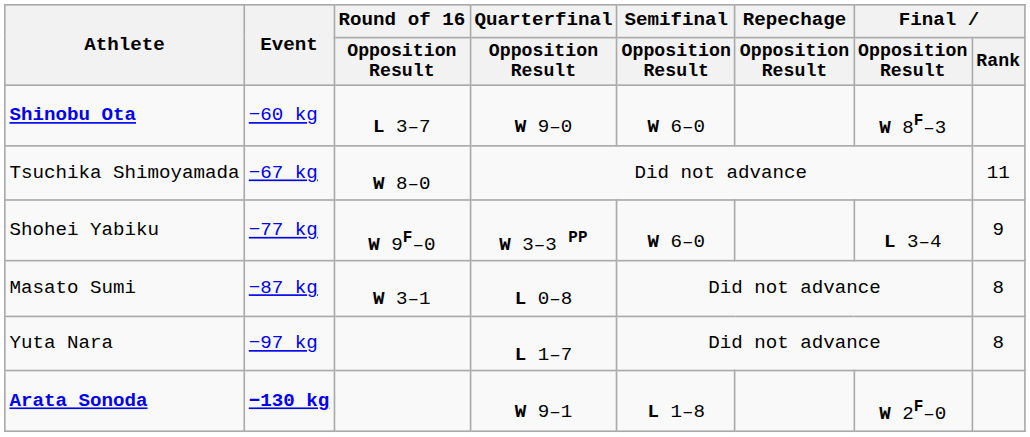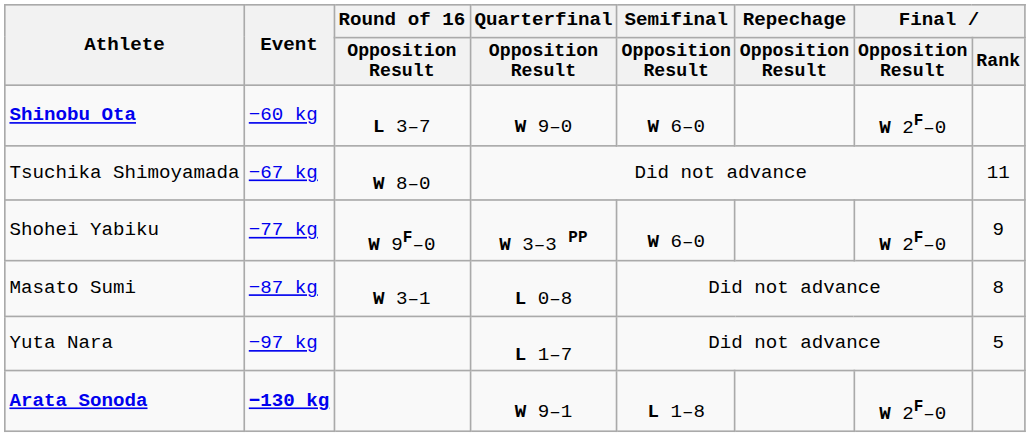(913, 126) W 8F–3 -> (913, 126) W 2F–0
(913, 242) L 3–4 -> (913, 242) W 2F–0
(998, 343) 8 -> (998, 343) 5
